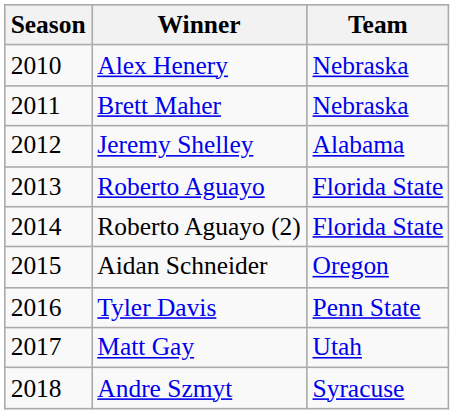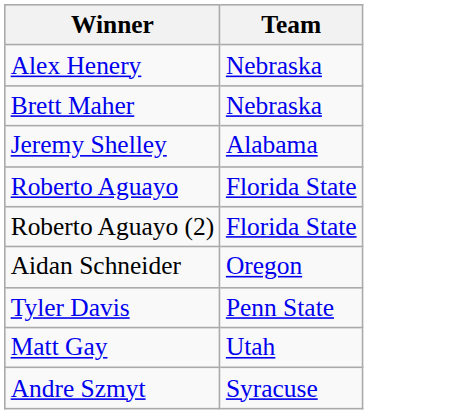- column: (48, 24)
